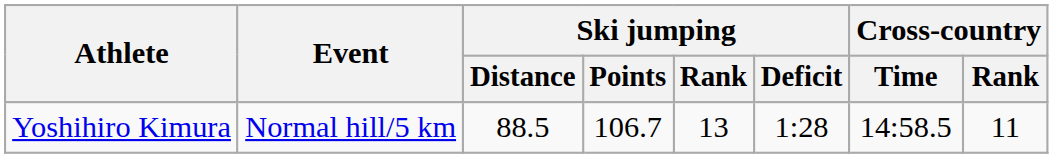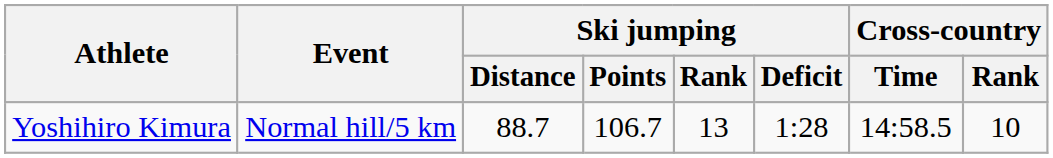(523, 127) 88.5 -> (523, 127) 88.7
(1005, 127) 11 -> (1005, 127) 10
